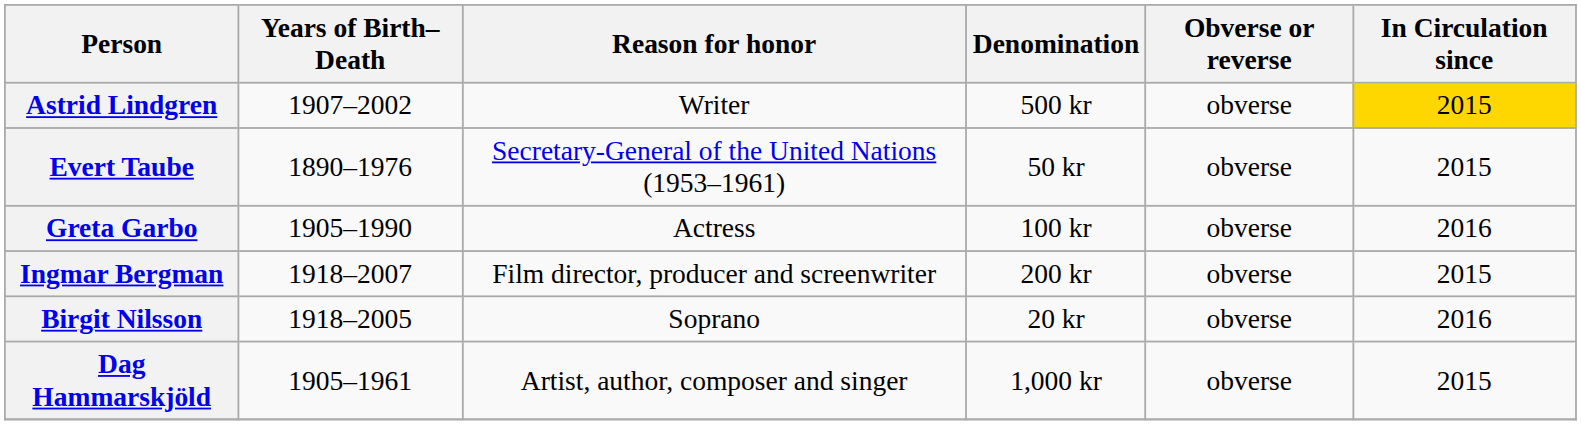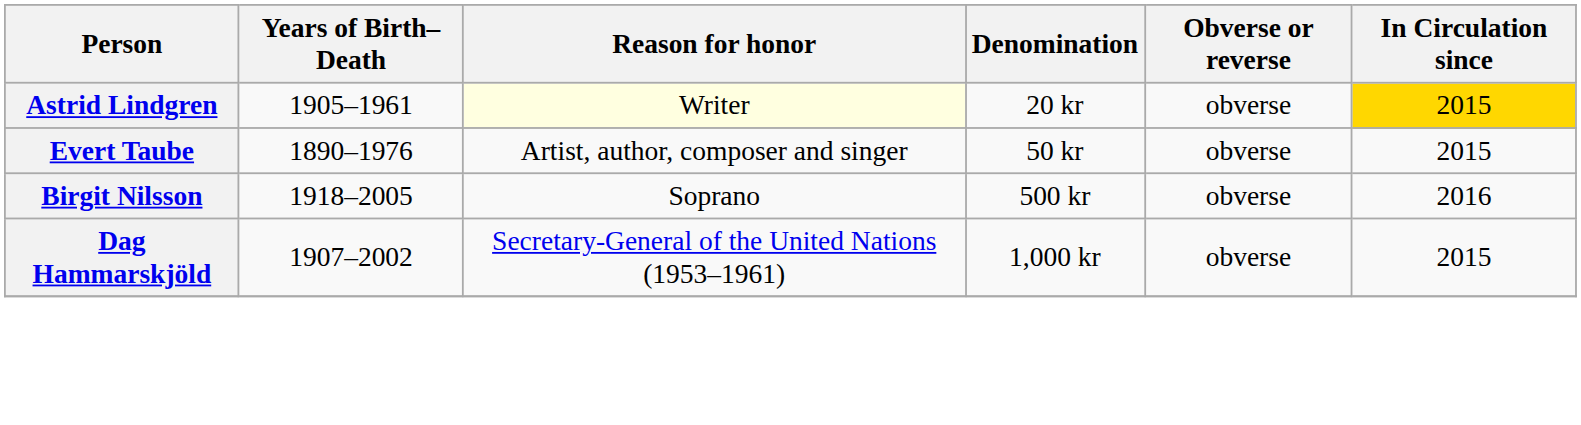(350, 105) 1907–2002 -> (351, 105) 1905–1961
(714, 105) no background -> (714, 105) lightyellow background
(1056, 105) 500 kr -> (1055, 105) 20 kr
(714, 166) Secretary-General of the United Nations (1953–1961) -> (714, 150) Artist, author, composer and singer
- row: (122, 228)
- row: (122, 273)
(1056, 319) 20 kr -> (1055, 196) 500 kr
(350, 380) 1905–1961 -> (351, 257) 1907–2002
(714, 380) Artist, author, composer and singer -> (714, 257) Secretary-General of the United Nations (1953–1961)
